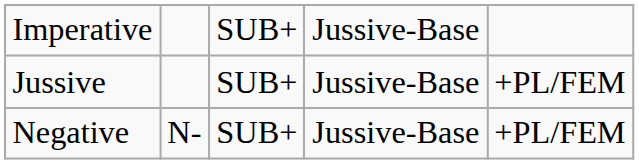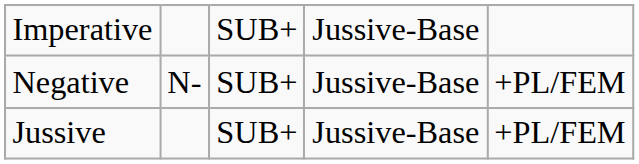rows swapped: (59, 81) <-> (71, 132)
